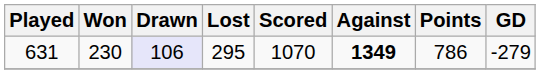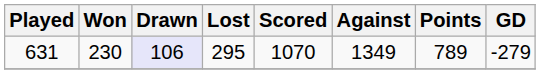(374, 52) bold -> (374, 52) normal
(451, 52) 786 -> (451, 52) 789
